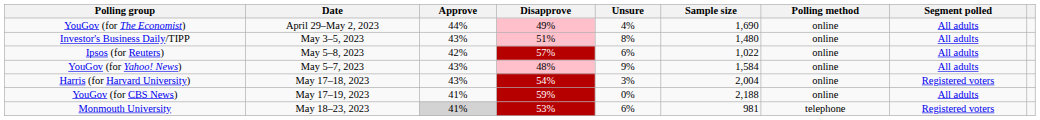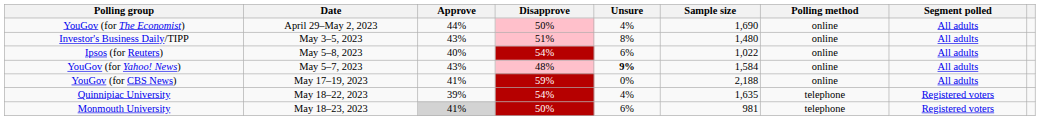(546, 25) 49% -> (545, 25) 50%
(458, 53) 42% -> (457, 53) 40%
(546, 53) 57% -> (545, 53) 54%
(628, 67) normal -> (627, 67) bold
- row: (125, 80)
+ row: (124, 94)
(546, 108) 53% -> (545, 108) 50%
